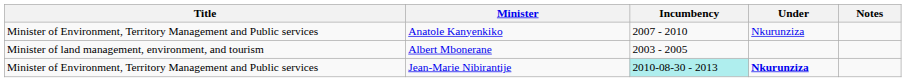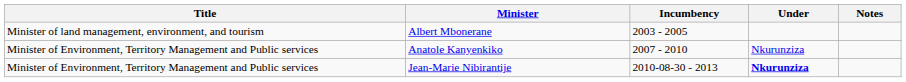rows swapped: (450, 49) <-> (455, 31)
(675, 67) paleturquoise background -> (675, 67) no background
